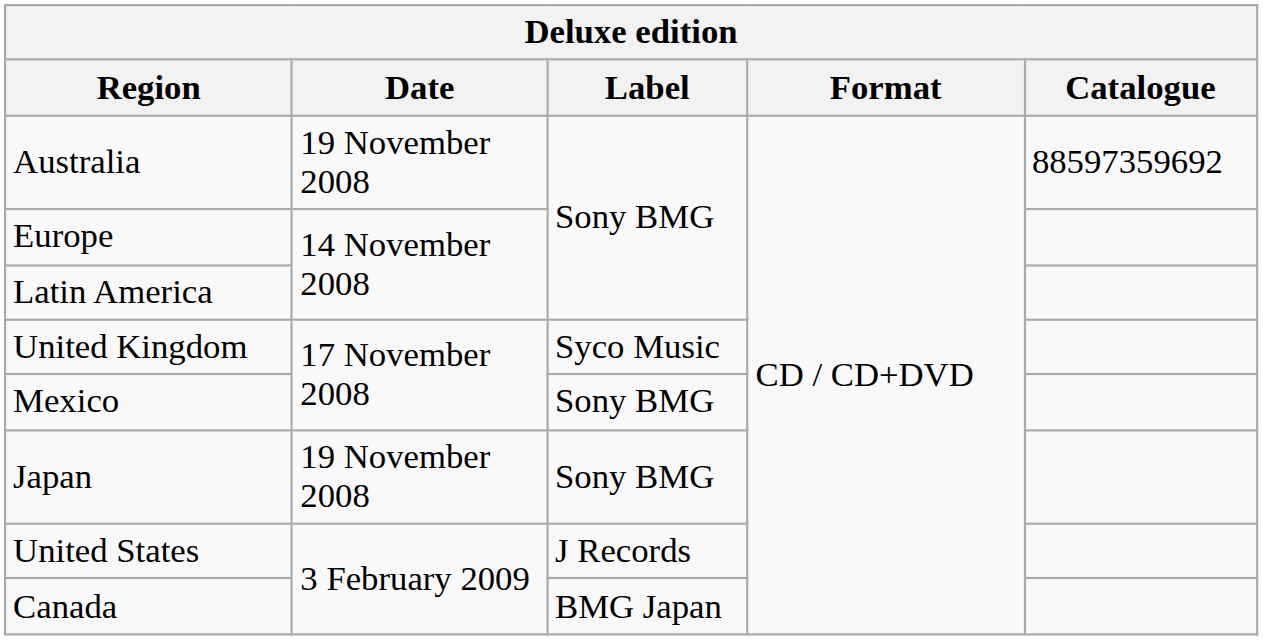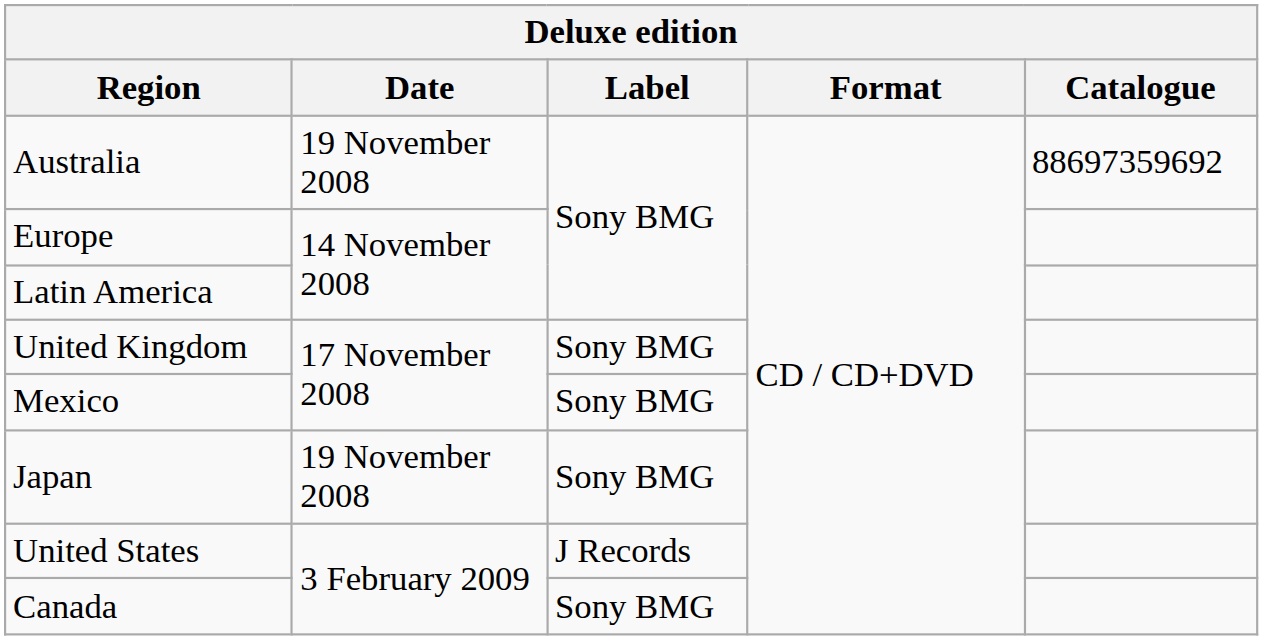(1127, 161) 88597359692 -> (1127, 161) 88697359692
(638, 346) Syco Music -> (635, 346) Sony BMG
(638, 605) BMG Japan -> (635, 605) Sony BMG
